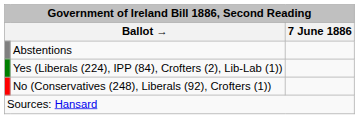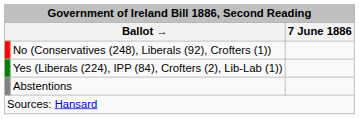rows swapped: (142, 85) <-> (42, 49)
